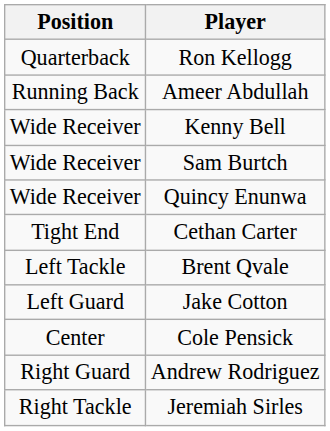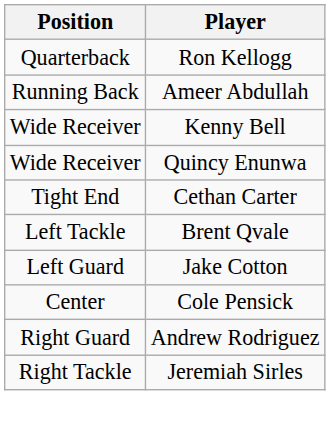- row: (235, 162)
